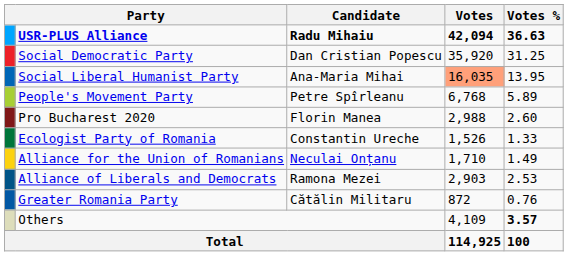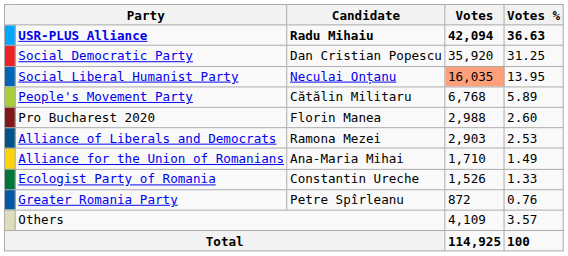(347, 76) Ana-Maria Mihai -> (343, 76) Neculai Onțanu
(347, 97) Petre Spîrleanu -> (351, 97) Cătălin Militaru
rows swapped: (147, 179) <-> (117, 138)
(343, 159) Neculai Onțanu -> (347, 159) Ana-Maria Mihai
(351, 200) Cătălin Militaru -> (347, 200) Petre Spîrleanu
(522, 220) bold -> (522, 220) normal
